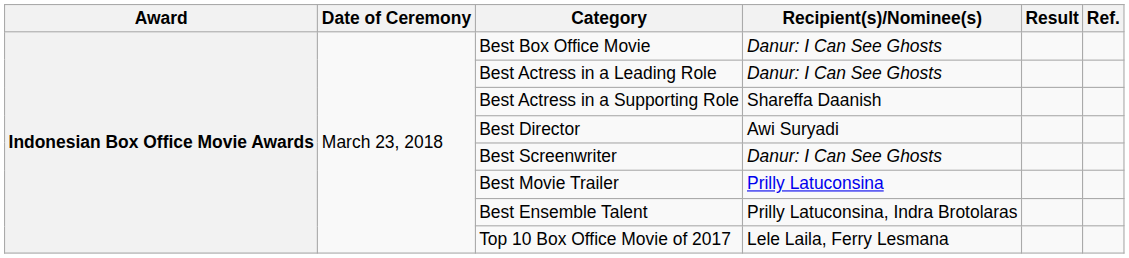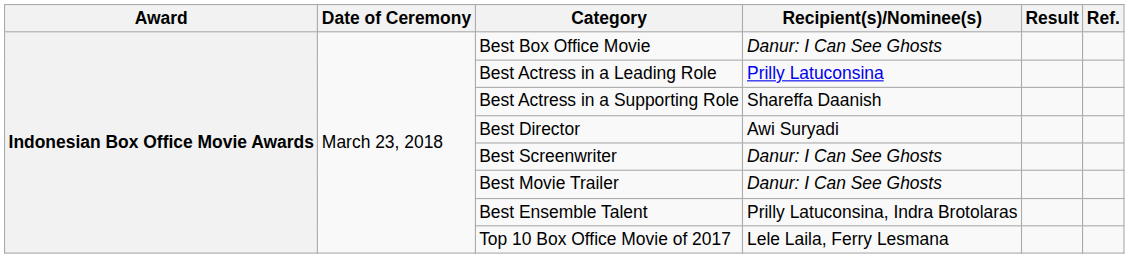(844, 73) Danur: I Can See Ghosts -> (815, 73) Prilly Latuconsina
(815, 184) Prilly Latuconsina -> (844, 184) Danur: I Can See Ghosts
